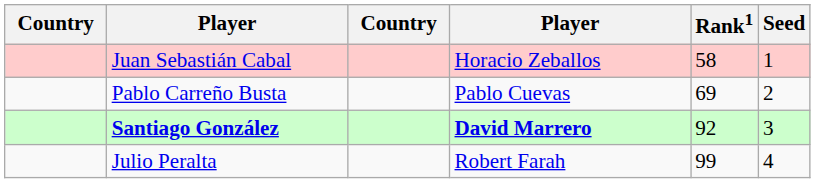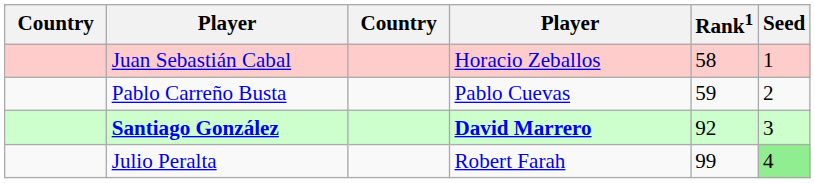(706, 93) 69 -> (706, 93) 59
(768, 160) no background -> (768, 160) lightgreen background
